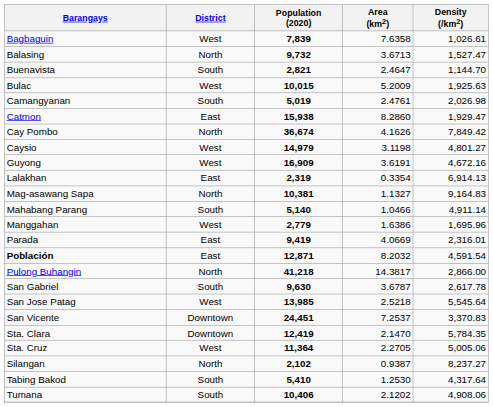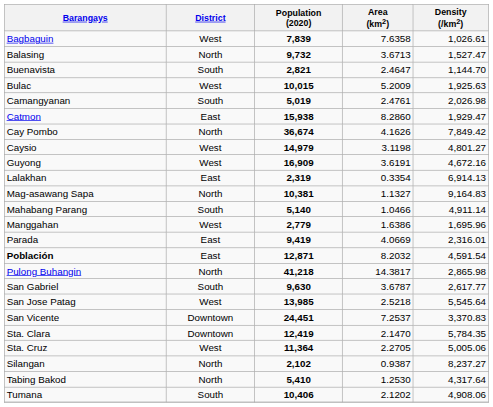(467, 271) 2,866.00 -> (467, 271) 2,865.98
(467, 287) 2,617.78 -> (467, 287) 2,617.77
(210, 380) South -> (210, 380) North
